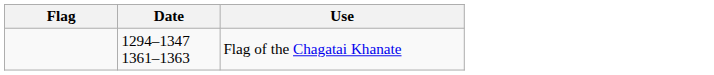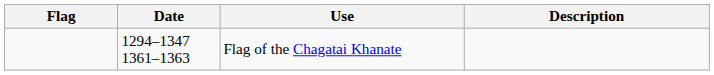+ column: (587, 16)
